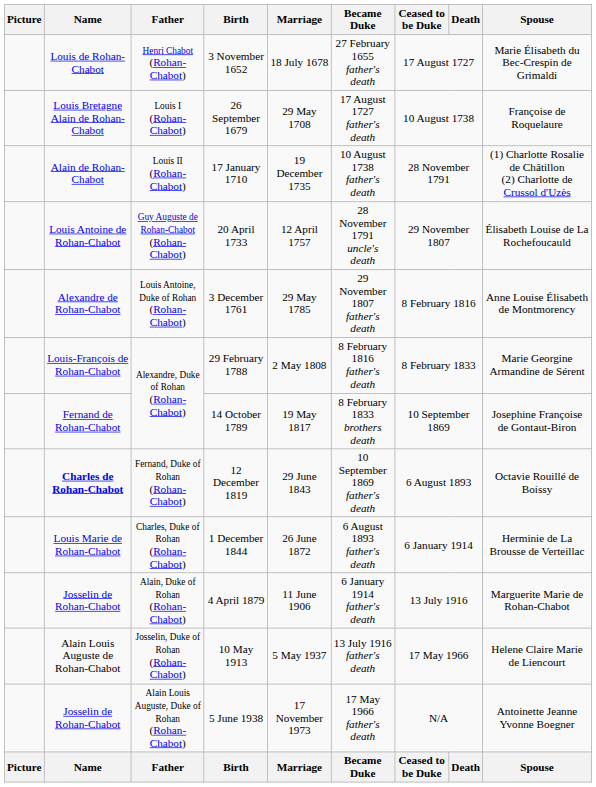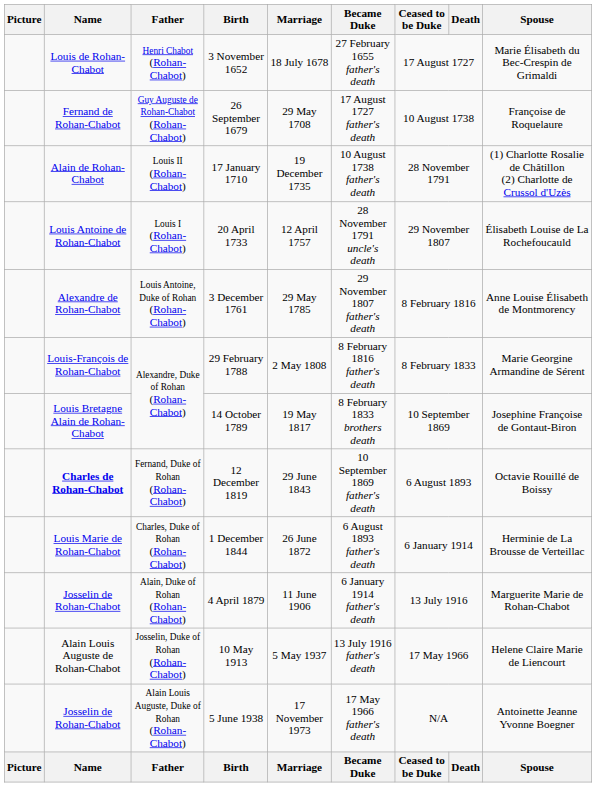(88, 118) Louis Bretagne Alain de Rohan-Chabot -> (88, 118) Fernand de Rohan-Chabot
(168, 118) Louis I (Rohan-Chabot) -> (168, 118) Guy Auguste de Rohan-Chabot (Rohan-Chabot)
(168, 236) Guy Auguste de Rohan-Chabot (Rohan-Chabot) -> (168, 236) Louis I (Rohan-Chabot)
(88, 421) Fernand de Rohan-Chabot -> (88, 421) Louis Bretagne Alain de Rohan-Chabot
